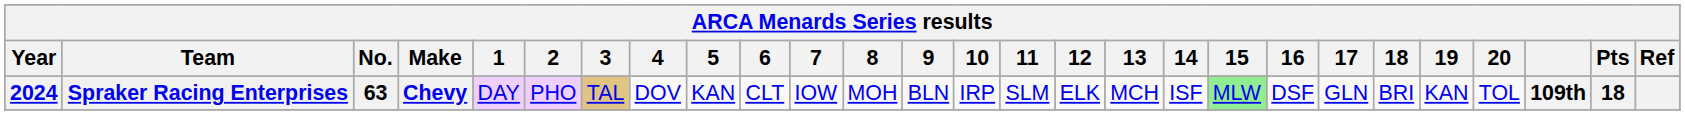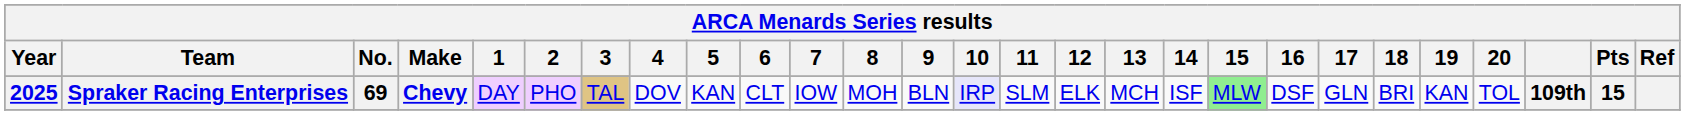(34, 93) 2024 -> (34, 93) 2025
(376, 93) 63 -> (376, 93) 69
(977, 93) no background -> (977, 93) lavender background
(1613, 93) 18 -> (1613, 93) 15
